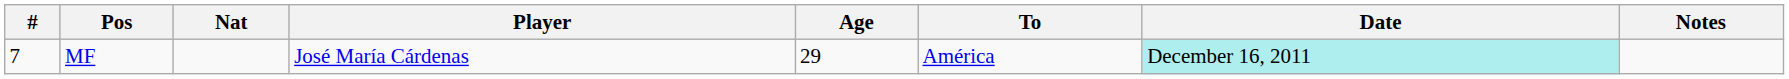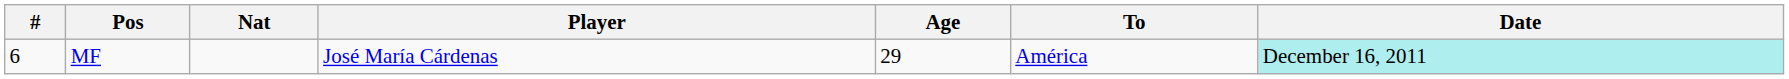- column: (1701, 21)
(15, 56) 7 -> (15, 56) 6
